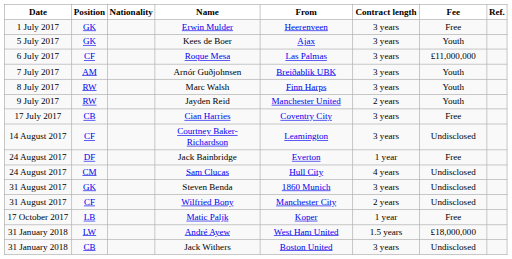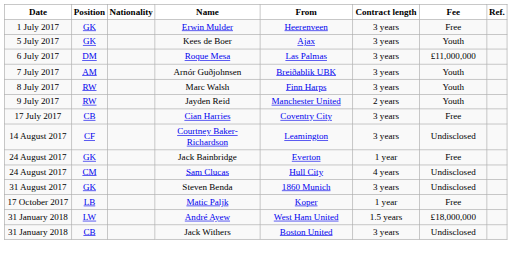(89, 57) CF -> (89, 57) DM
(89, 157) DF -> (89, 157) GK
- row: (207, 202)
